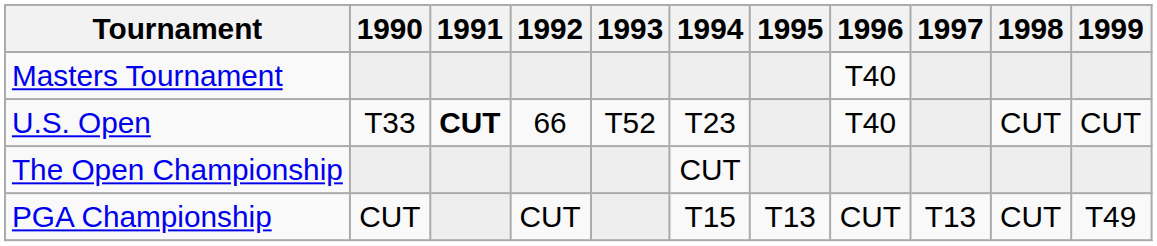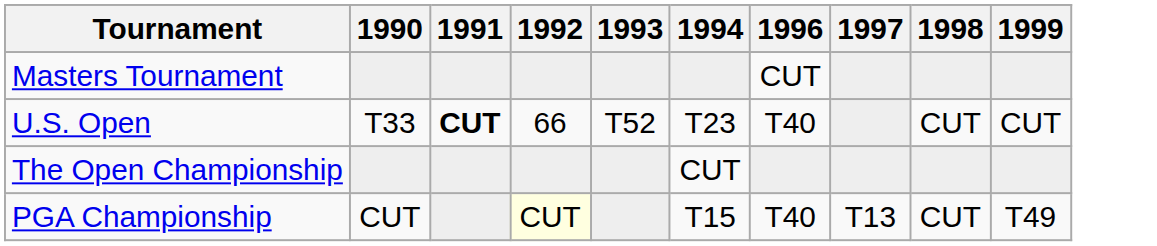- column: (790, 29)
(870, 76) T40 -> (790, 76) CUT
(550, 217) no background -> (550, 217) lightyellow background
(870, 217) CUT -> (790, 217) T40
